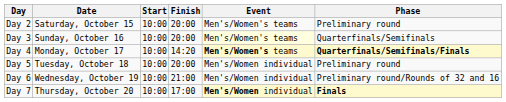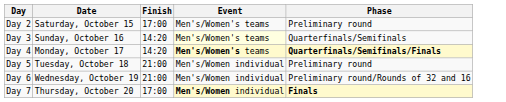- column: (155, 11)
(183, 24) 20:00 -> (155, 24) 17:00
(183, 38) 20:00 -> (155, 38) 14:20
(183, 64) 20:00 -> (155, 64) 21:00
